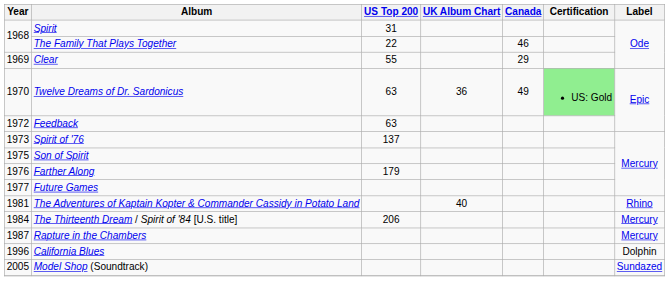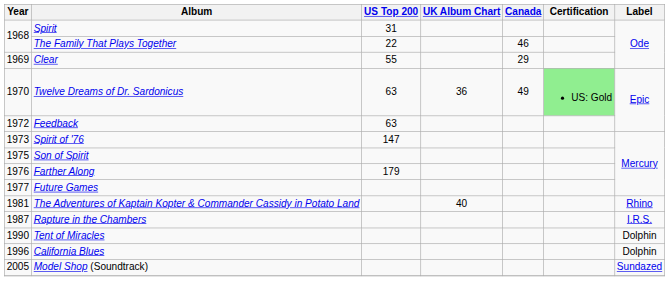(391, 139) 137 -> (391, 139) 147
- row: (136, 219)
(640, 235) Mercury -> (639, 219) I.R.S.
+ row: (69, 235)
